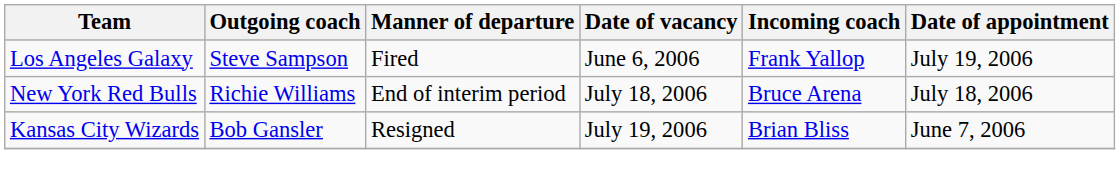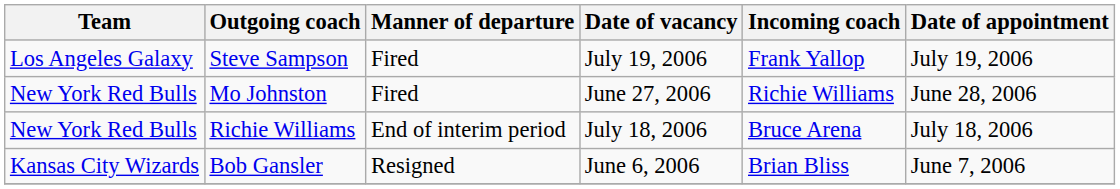(642, 58) June 6, 2006 -> (646, 58) July 19, 2006
+ row: (268, 93)
(646, 129) July 19, 2006 -> (642, 165) June 6, 2006
